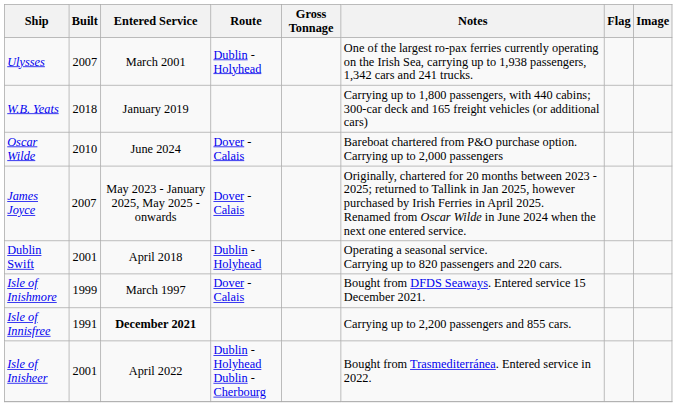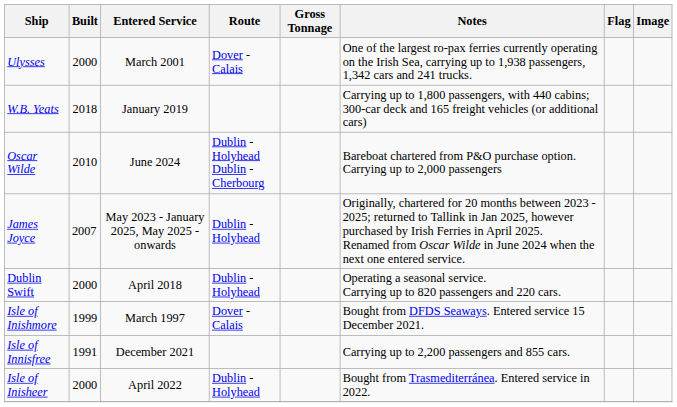(85, 61) 2007 -> (85, 61) 2000
(237, 61) Dublin - Holyhead -> (231, 61) Dover - Calais
(232, 149) Dover - Calais -> (238, 162) Dublin - Holyhead Dublin - Cherbourg
(232, 203) Dover - Calais -> (236, 231) Dublin - Holyhead
(85, 257) 2001 -> (85, 285) 2000
(156, 324) bold -> (155, 352) normal
(85, 371) 2001 -> (85, 385) 2000
(240, 371) Dublin - Holyhead Dublin - Cherbourg -> (236, 385) Dublin - Holyhead
